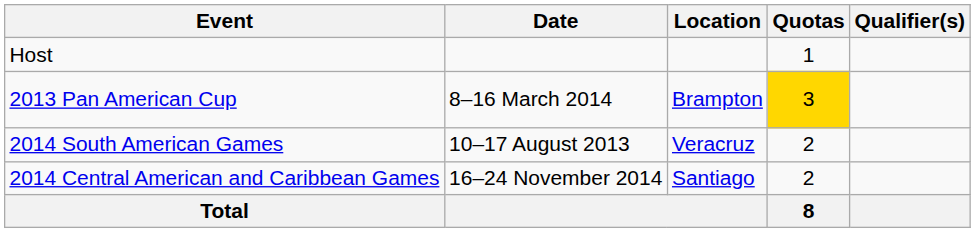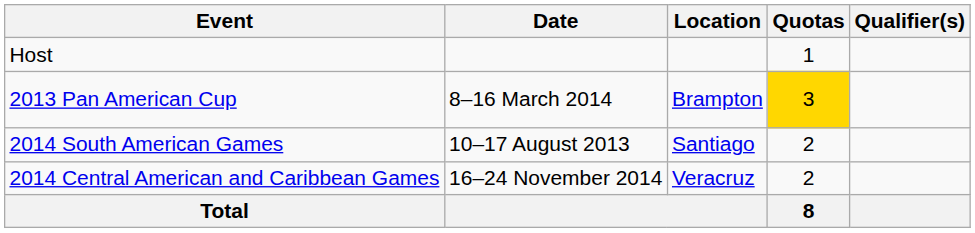(713, 144) Veracruz -> (713, 144) Santiago
(713, 177) Santiago -> (713, 177) Veracruz
